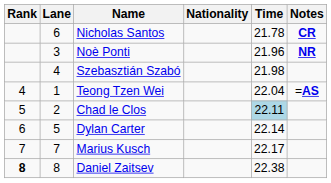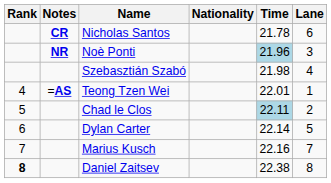columns swapped: (57, 14) <-> (307, 14)
(269, 52) no background -> (275, 52) lightblue background
(269, 91) 22.04 -> (275, 91) 22.01
(269, 149) 22.17 -> (275, 149) 22.16
